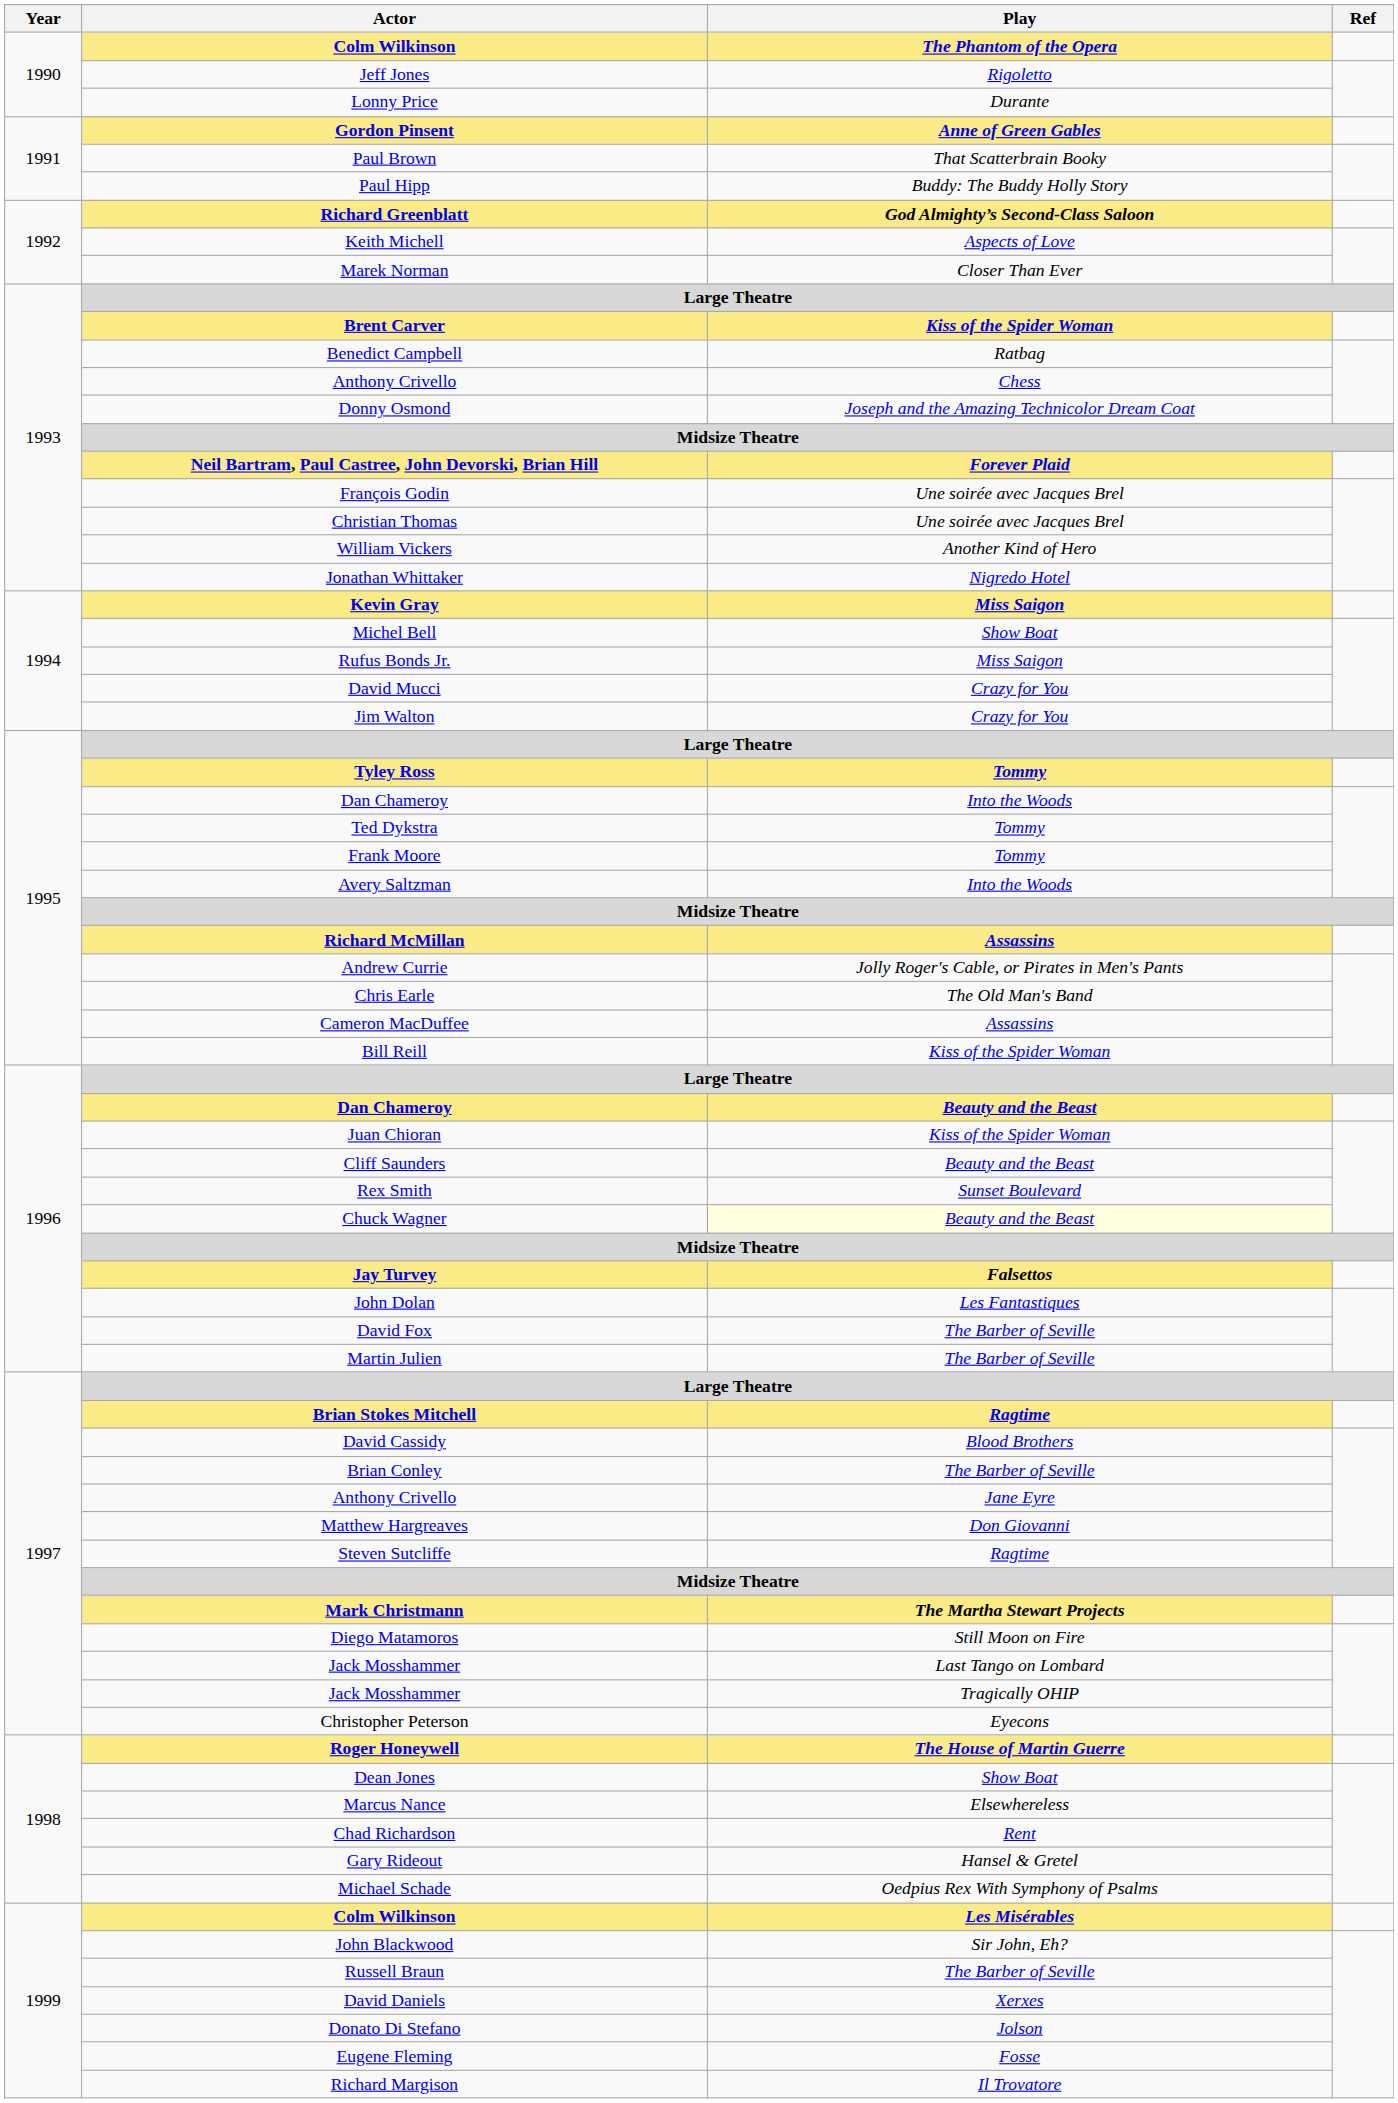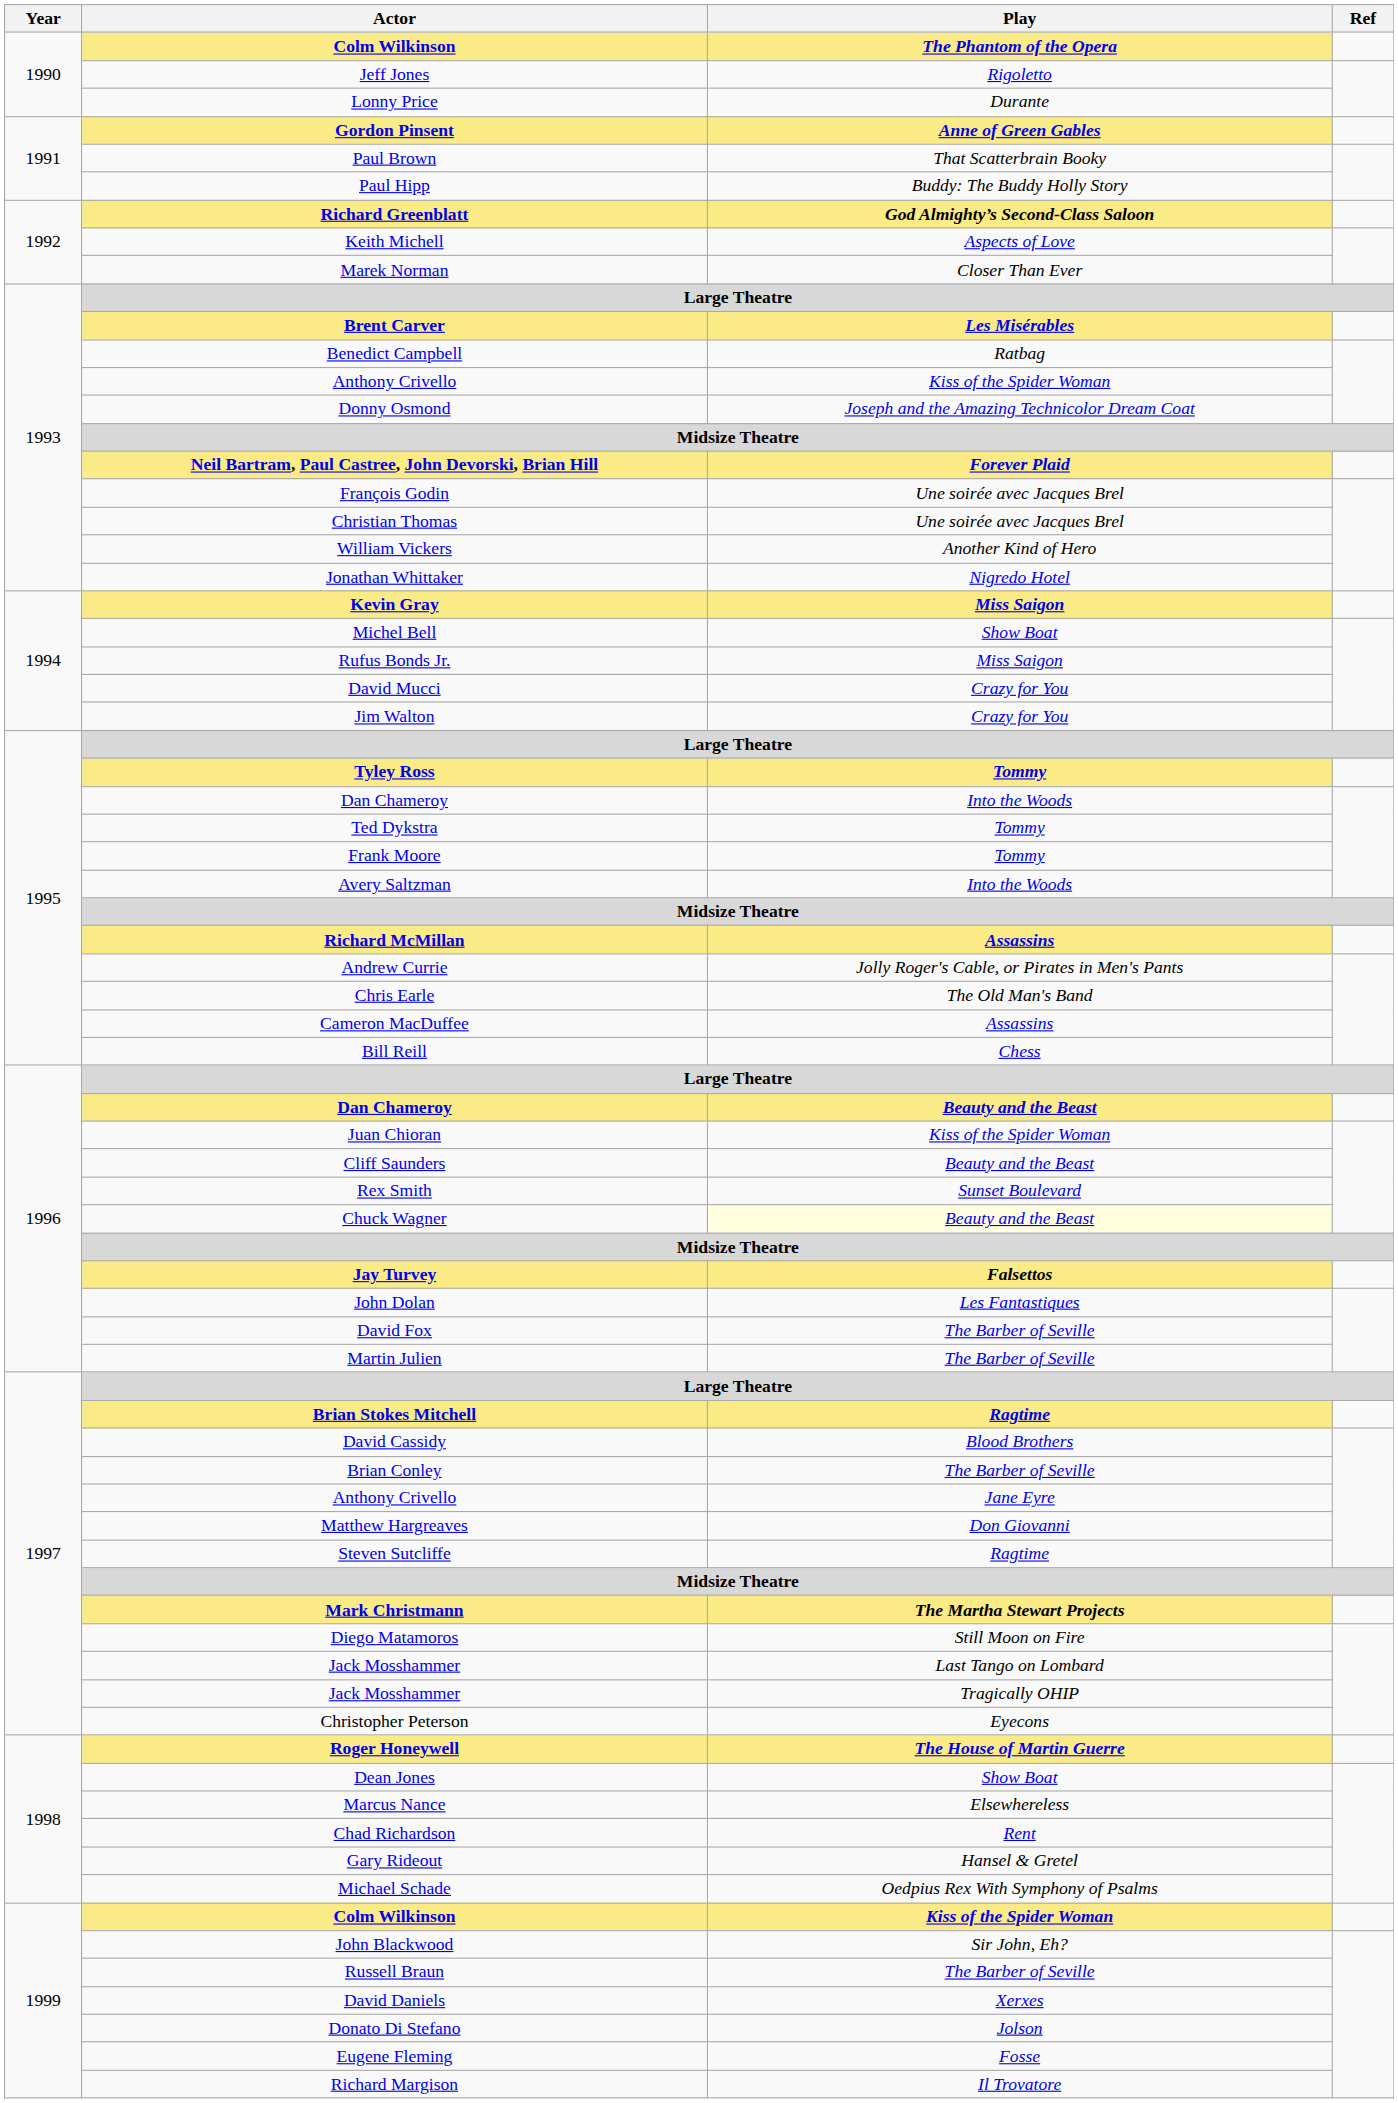(1020, 325) Kiss of the Spider Woman -> (1020, 325) Les Misérables
(1020, 381) Chess -> (1020, 381) Kiss of the Spider Woman
(1020, 1051) Kiss of the Spider Woman -> (1020, 1051) Chess
(1020, 1916) Les Misérables -> (1020, 1916) Kiss of the Spider Woman
